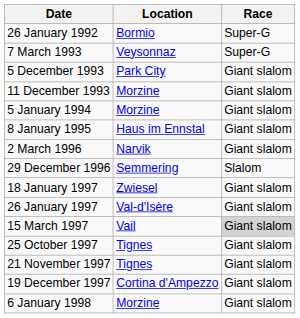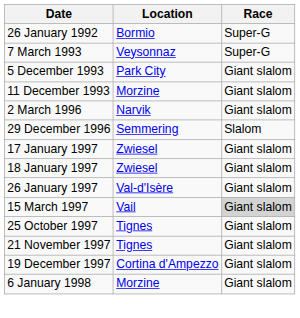- row: (49, 110)
- row: (49, 129)
+ row: (52, 149)
